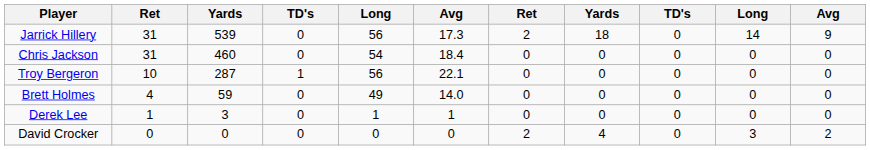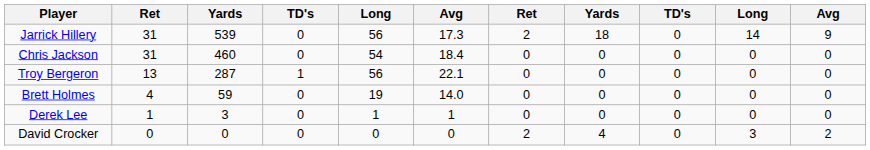(150, 74) 10 -> (150, 74) 13
(376, 94) 49 -> (376, 94) 19
